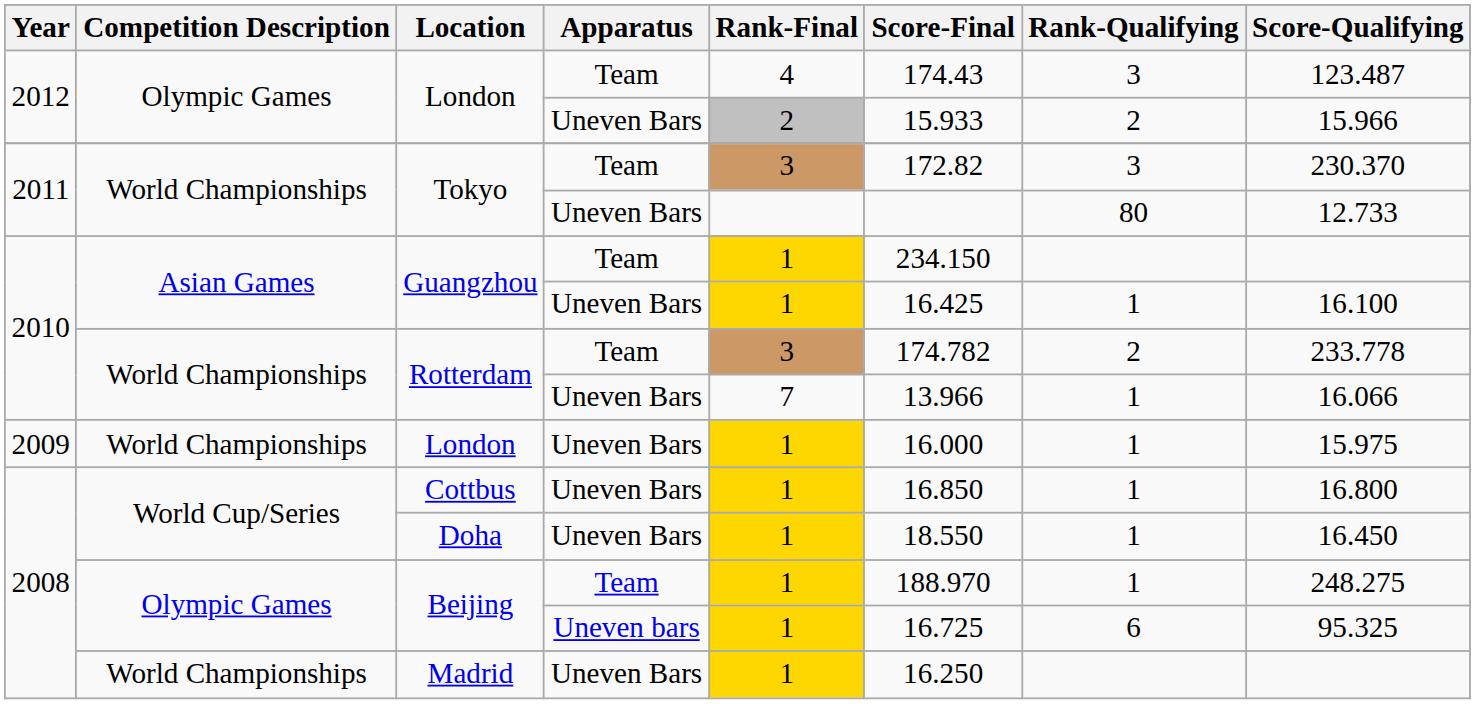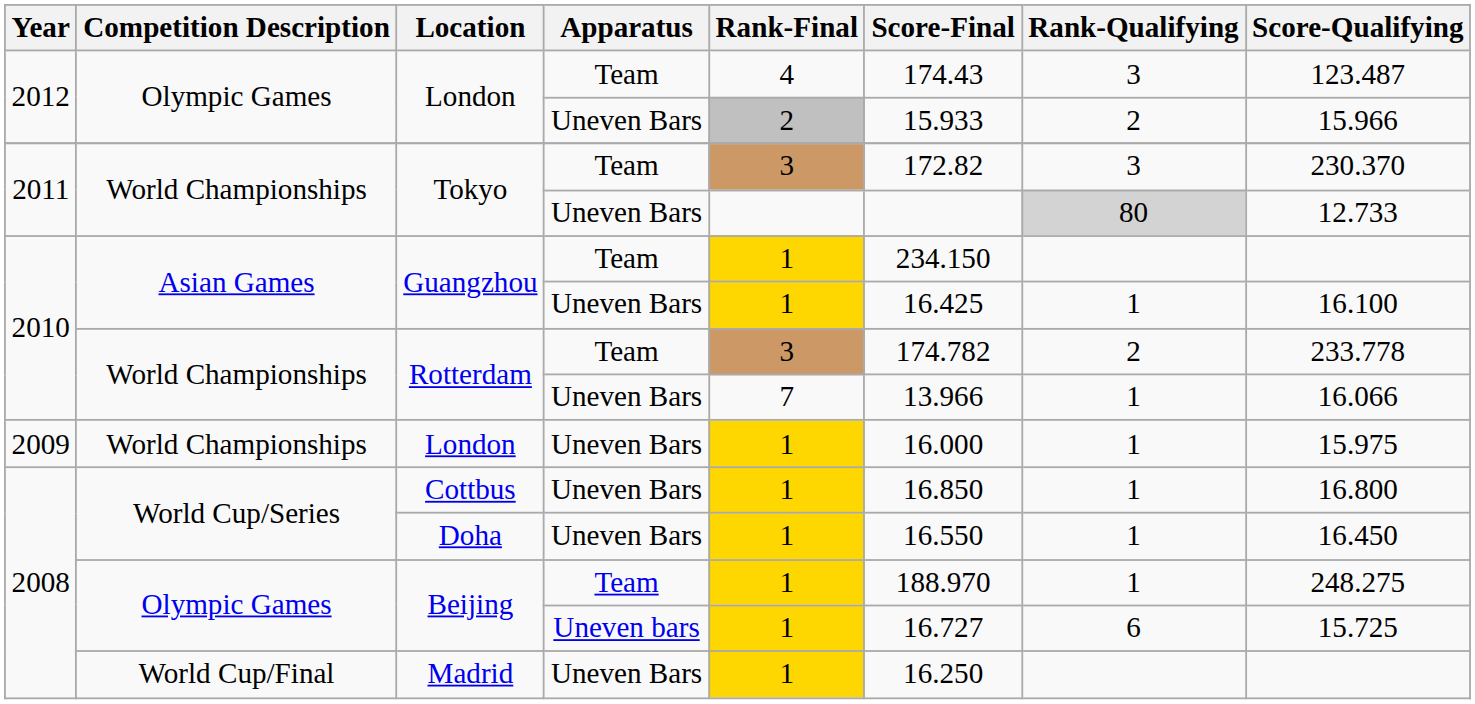(1133, 212) no background -> (1133, 212) lightgrey background
(943, 535) 18.550 -> (943, 535) 16.550
(943, 627) 16.725 -> (943, 627) 16.727
(1358, 627) 95.325 -> (1358, 627) 15.725
(237, 674) World Championships -> (237, 674) World Cup/Final
